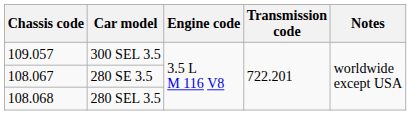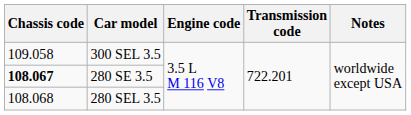(31, 53) 109.057 -> (31, 53) 109.058
(31, 76) normal -> (31, 76) bold
